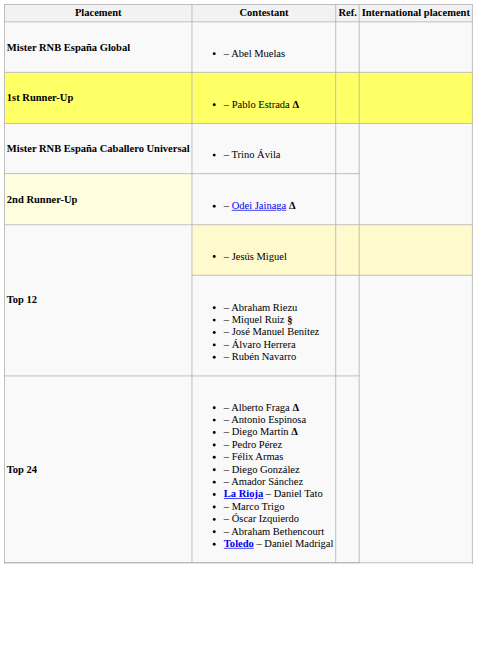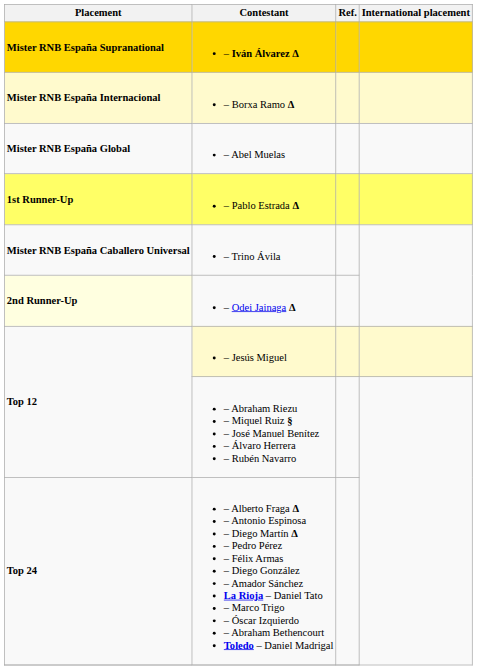+ row: (264, 54)
+ row: (264, 104)
